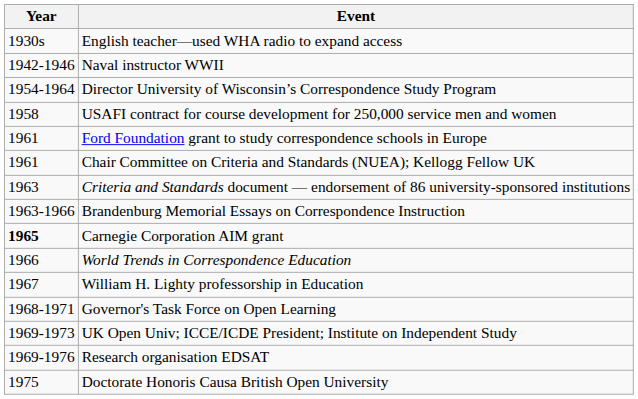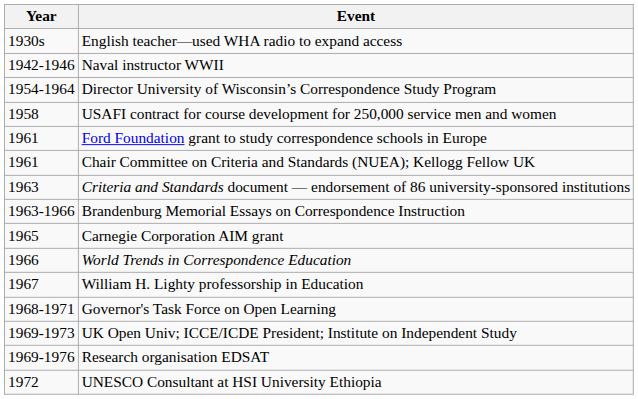(23, 235) bold -> (23, 235) normal
+ row: (232, 382)
- row: (235, 382)
